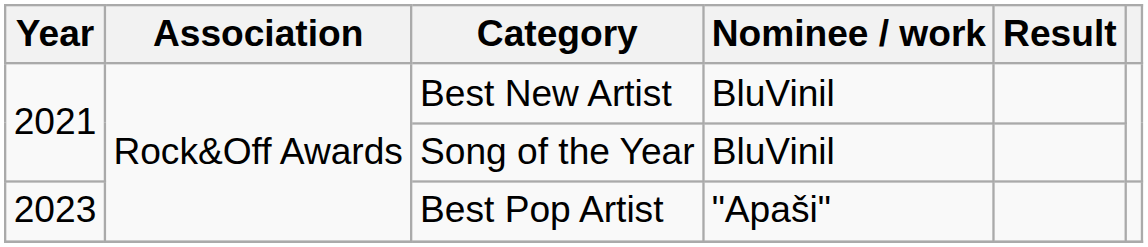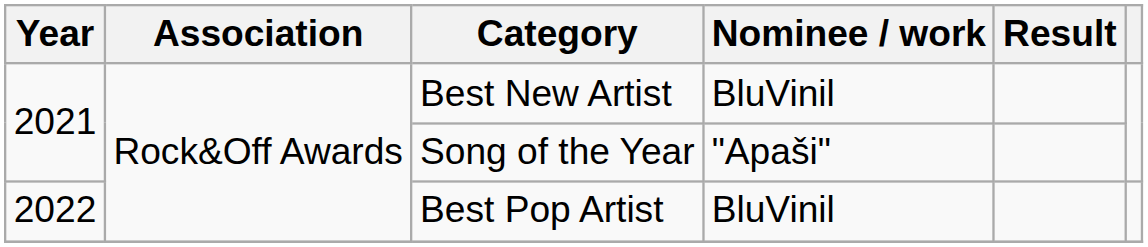(773, 151) BluVinil -> (771, 151) "Apaši"
(55, 210) 2023 -> (55, 210) 2022
(771, 210) "Apaši" -> (773, 210) BluVinil
